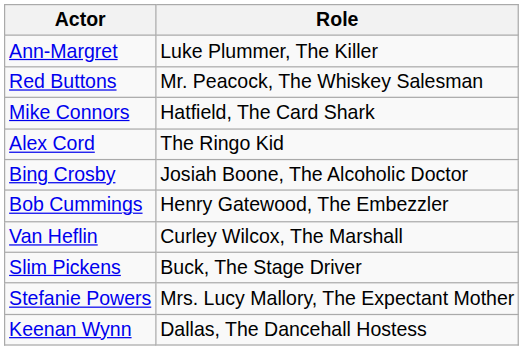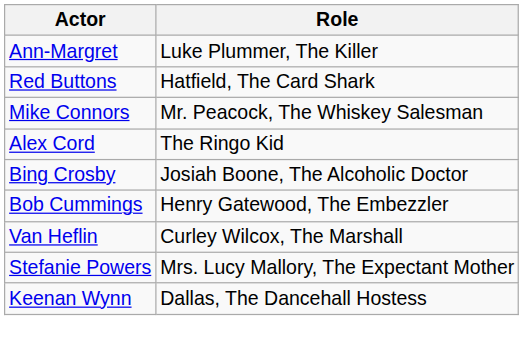(322, 81) Mr. Peacock, The Whiskey Salesman -> (267, 81) Hatfield, The Card Shark
(267, 112) Hatfield, The Card Shark -> (322, 112) Mr. Peacock, The Whiskey Salesman
- row: (65, 267)
